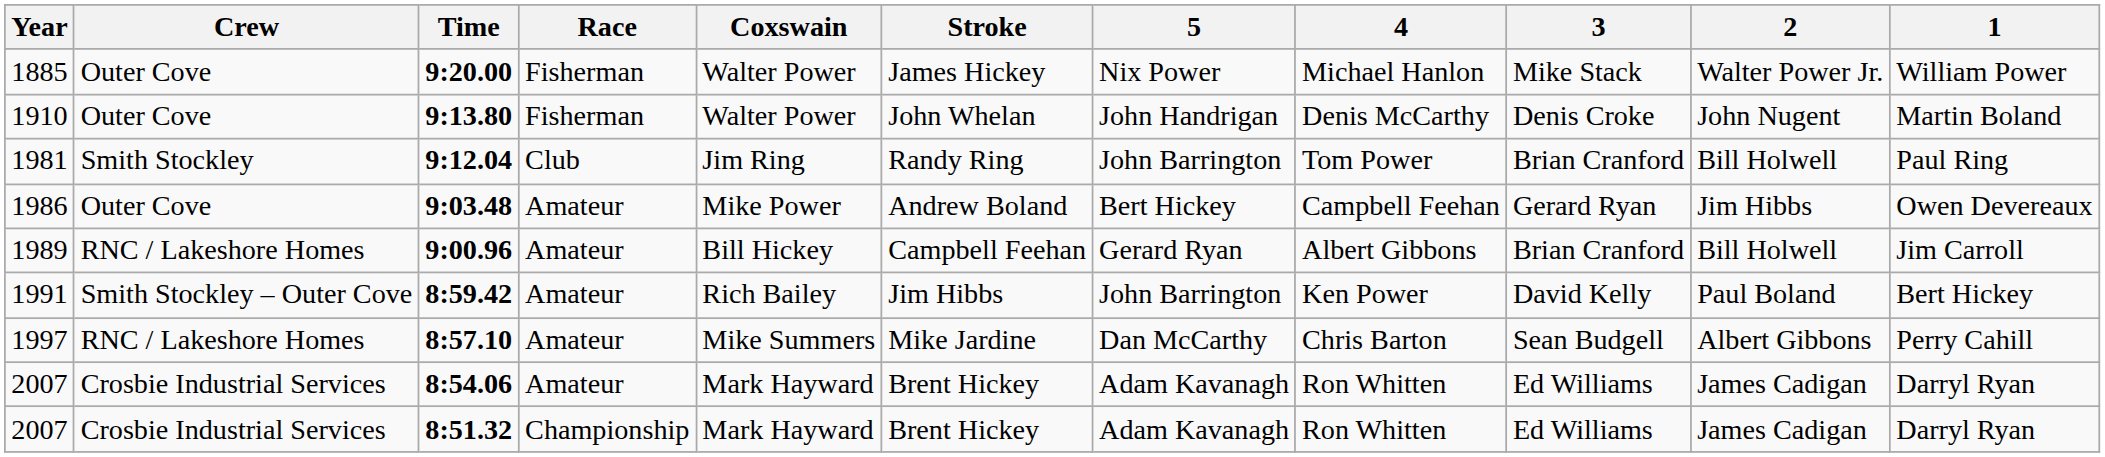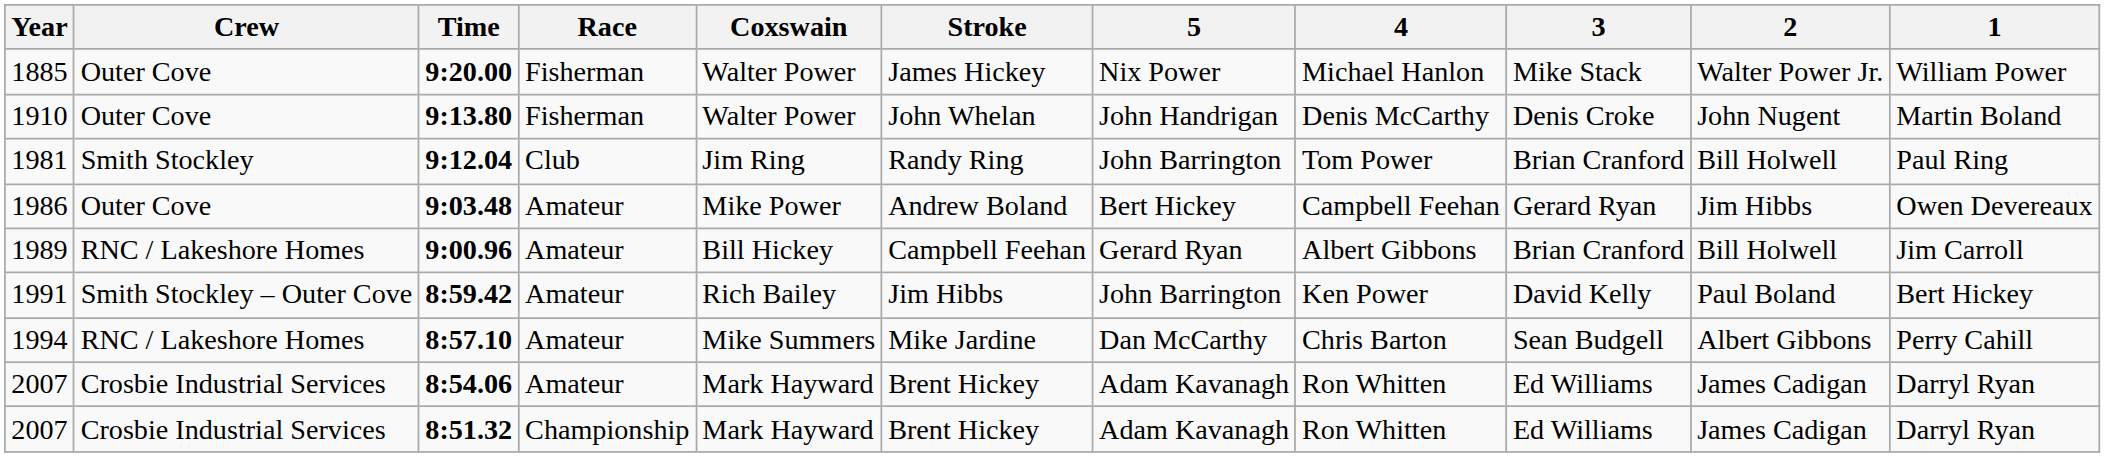(40, 339) 1997 -> (40, 339) 1994
